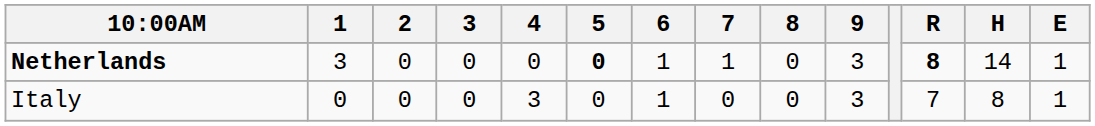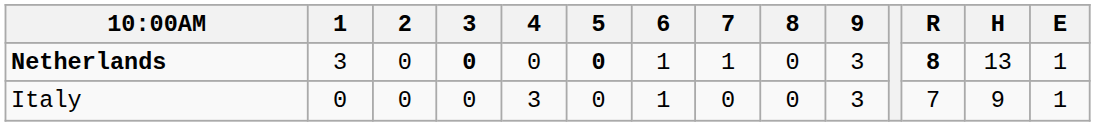(469, 62) normal -> (469, 62) bold
(998, 62) 14 -> (998, 62) 13
(998, 101) 8 -> (998, 101) 9
